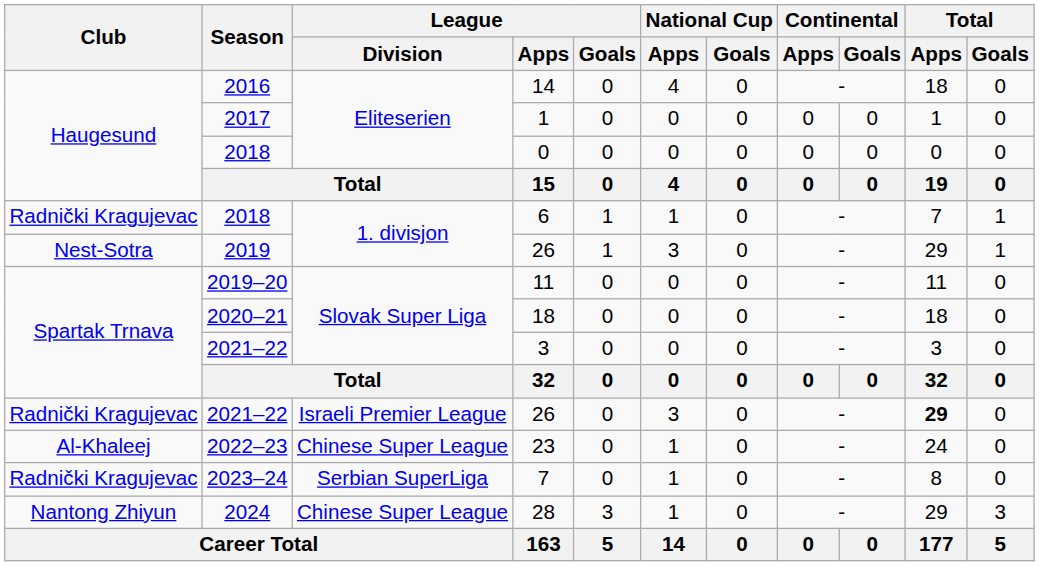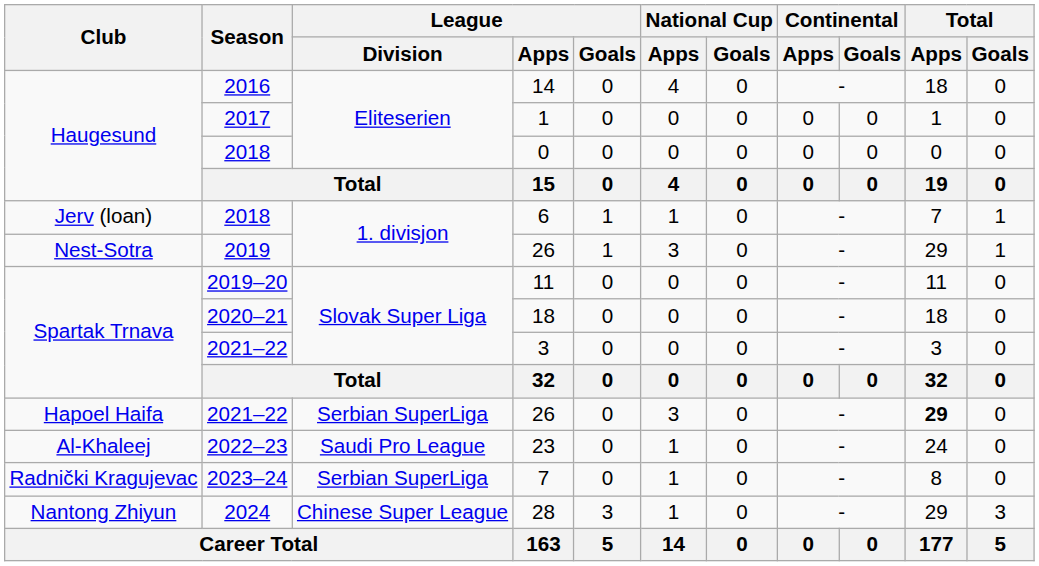(103, 217) Radnički Kragujevac -> (103, 217) Jerv (loan)
(103, 413) Radnički Kragujevac -> (103, 413) Hapoel Haifa
(403, 413) Israeli Premier League -> (403, 413) Serbian SuperLiga
(403, 446) Chinese Super League -> (403, 446) Saudi Pro League
